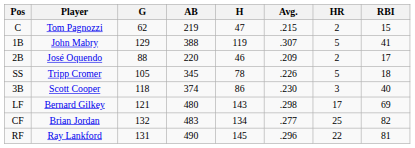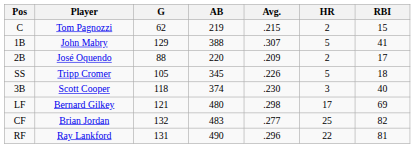- column: (240, 12)
